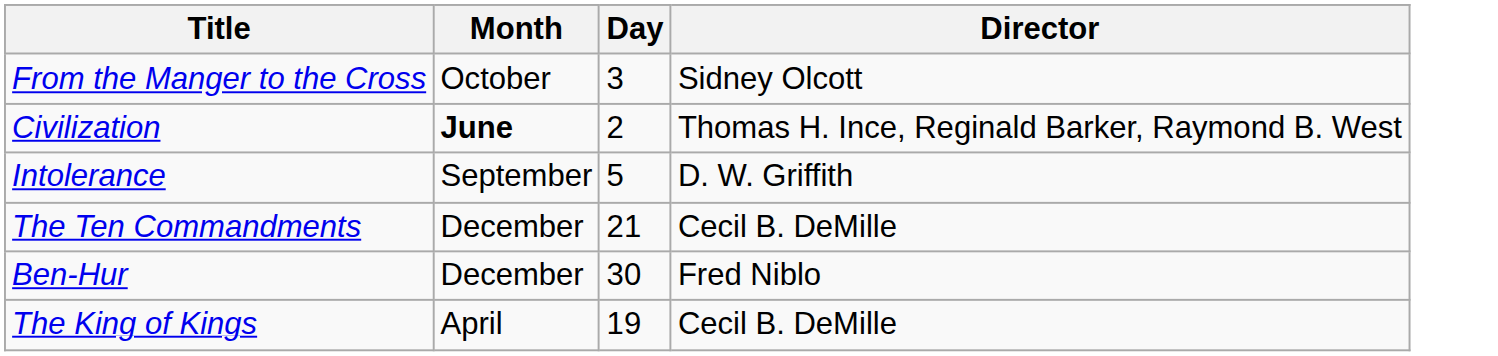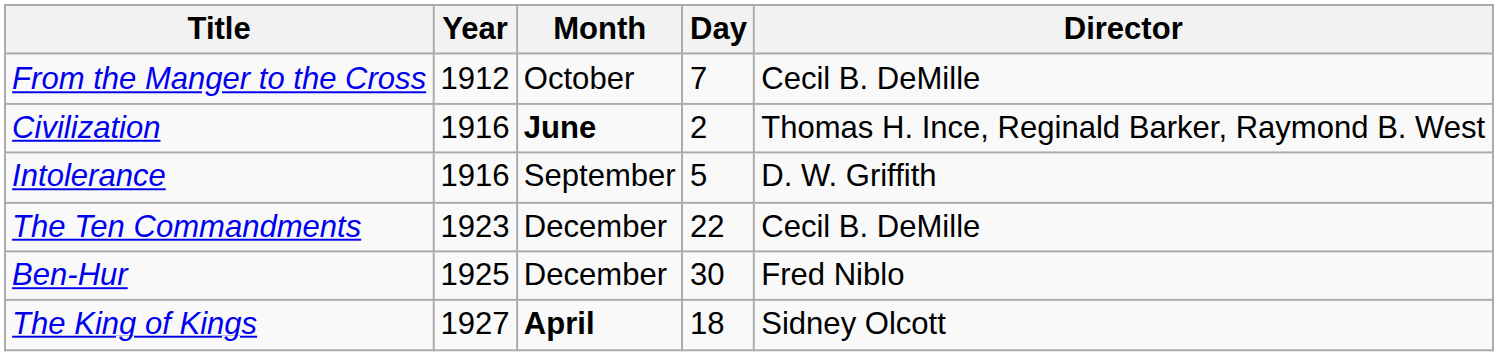+ column: (475, 29)
(615, 78) 3 -> (699, 78) 7
(770, 78) Sidney Olcott -> (871, 78) Cecil B. DeMille
(624, 226) 21 -> (707, 226) 22
(472, 324) normal -> (559, 324) bold
(624, 324) 19 -> (707, 324) 18
(787, 324) Cecil B. DeMille -> (854, 324) Sidney Olcott
